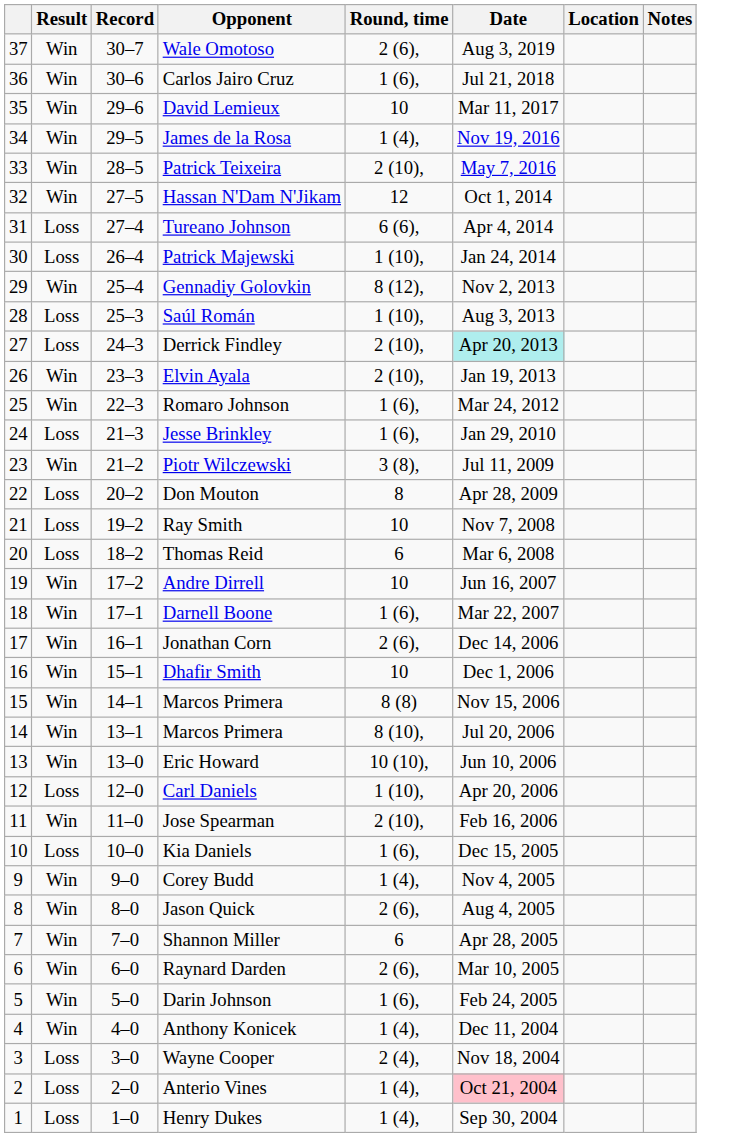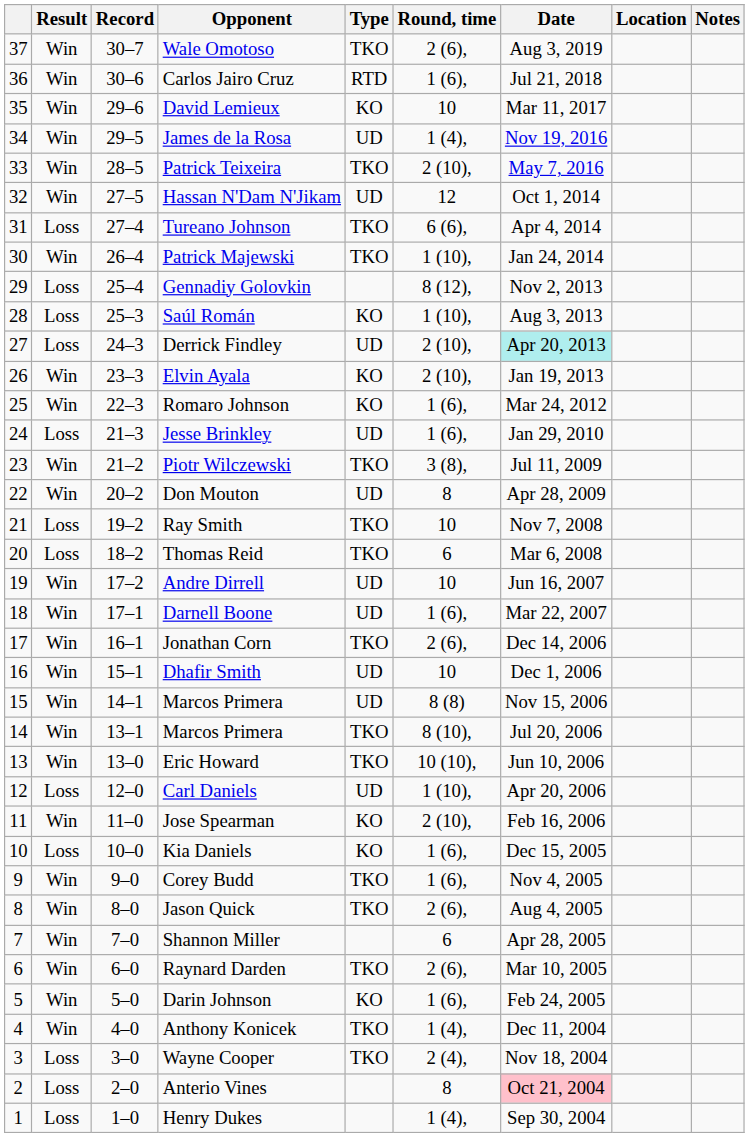+ column: (369, 19)
(62, 256) Loss -> (62, 256) Win
(62, 286) Win -> (62, 286) Loss
(62, 494) Loss -> (62, 494) Win
(399, 880) 1 (4), -> (447, 880) 1 (6),
(399, 1088) 1 (4), -> (447, 1088) 8
